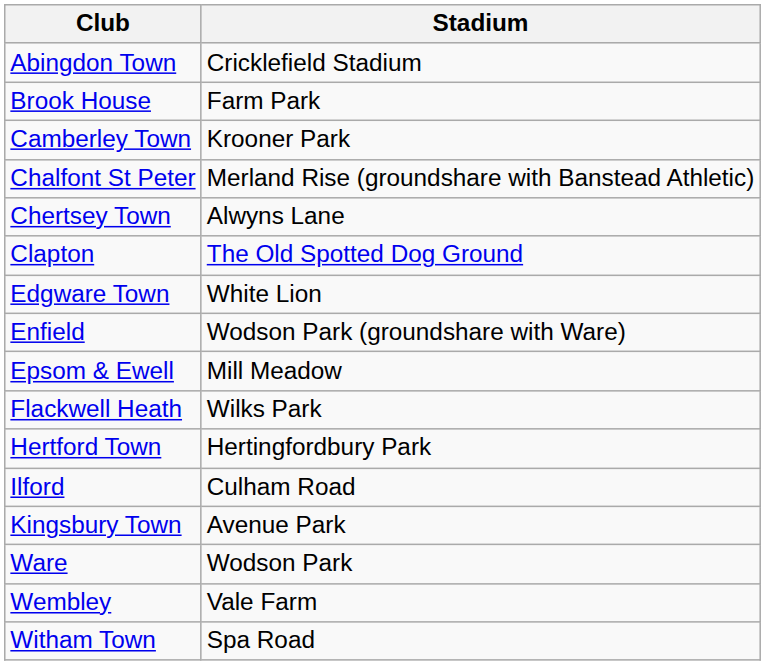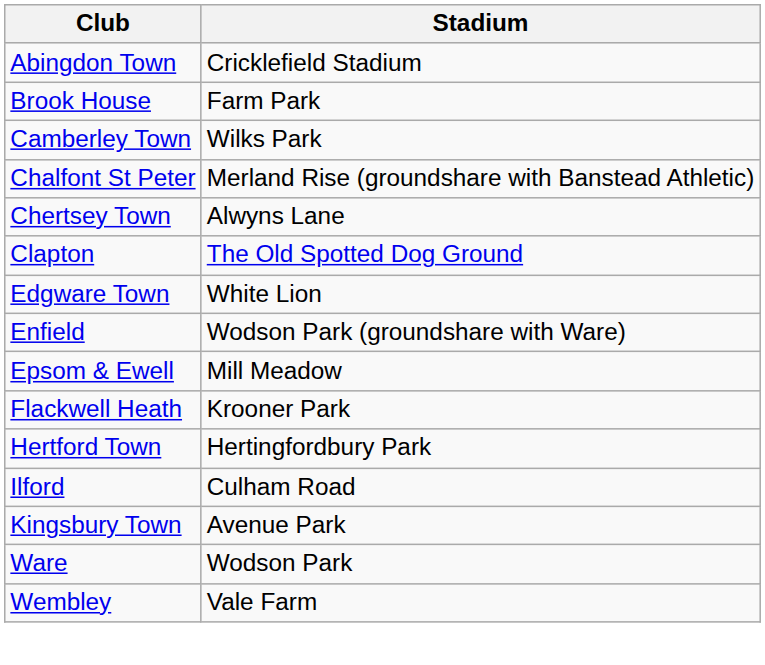(278, 139) Krooner Park -> (264, 139) Wilks Park
(264, 409) Wilks Park -> (278, 409) Krooner Park
- row: (83, 640)
